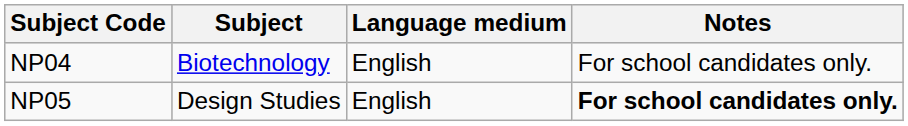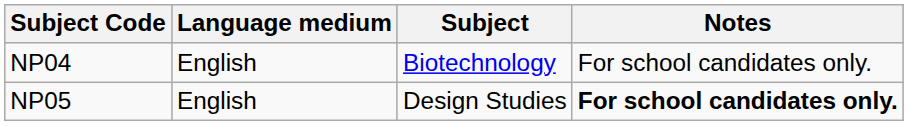columns swapped: (259, 23) <-> (459, 23)
